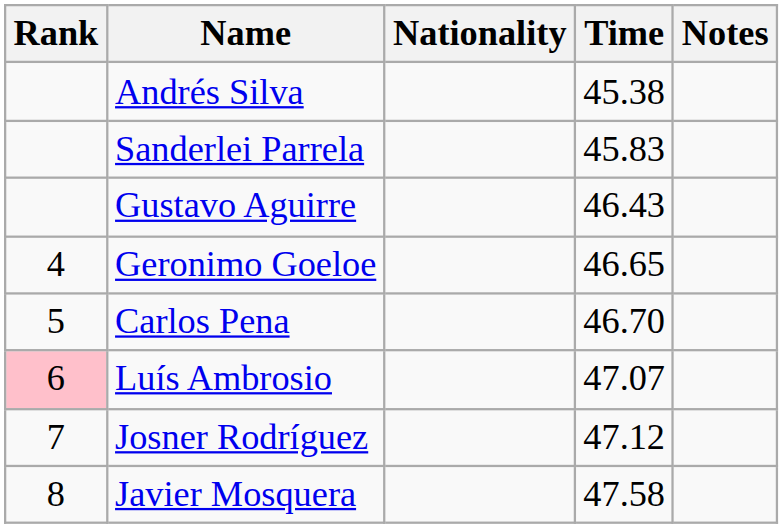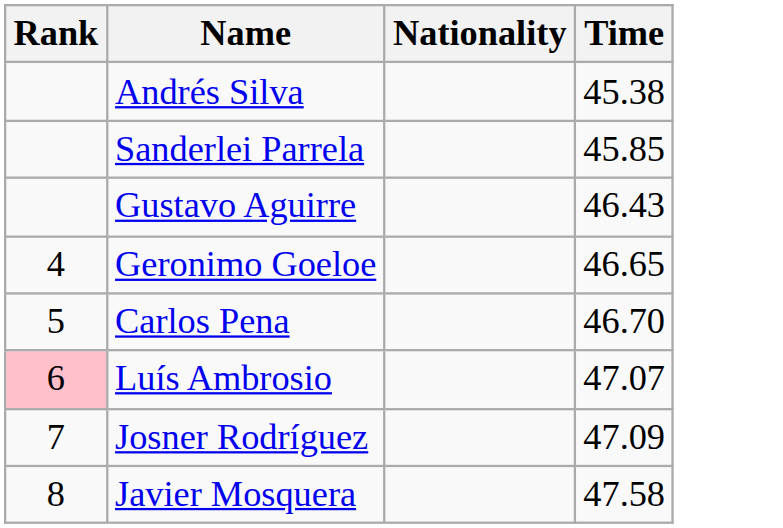- column: (725, 33)
(624, 148) 45.83 -> (624, 148) 45.85
(624, 436) 47.12 -> (624, 436) 47.09
